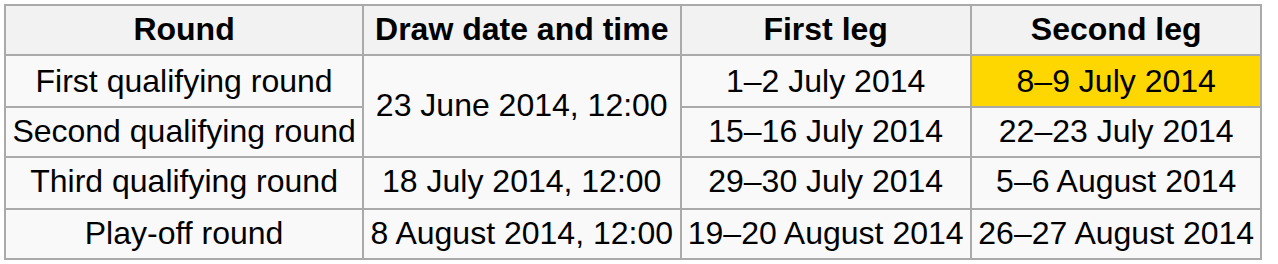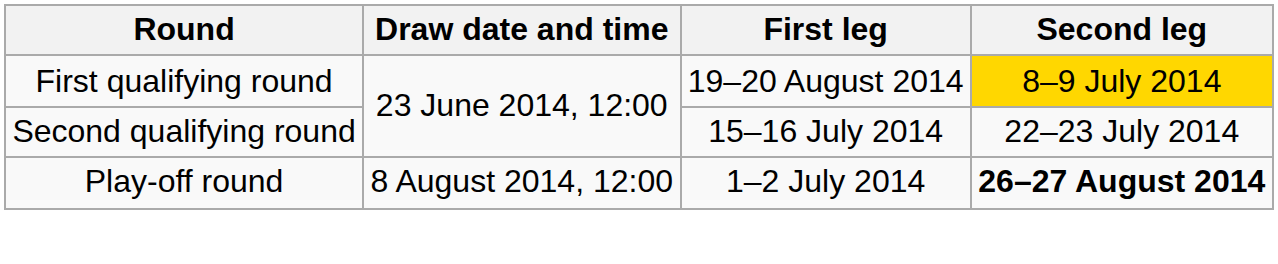(826, 80) 1–2 July 2014 -> (826, 80) 19–20 August 2014
- row: (184, 182)
(826, 232) 19–20 August 2014 -> (826, 182) 1–2 July 2014
(1116, 232) normal -> (1122, 182) bold
